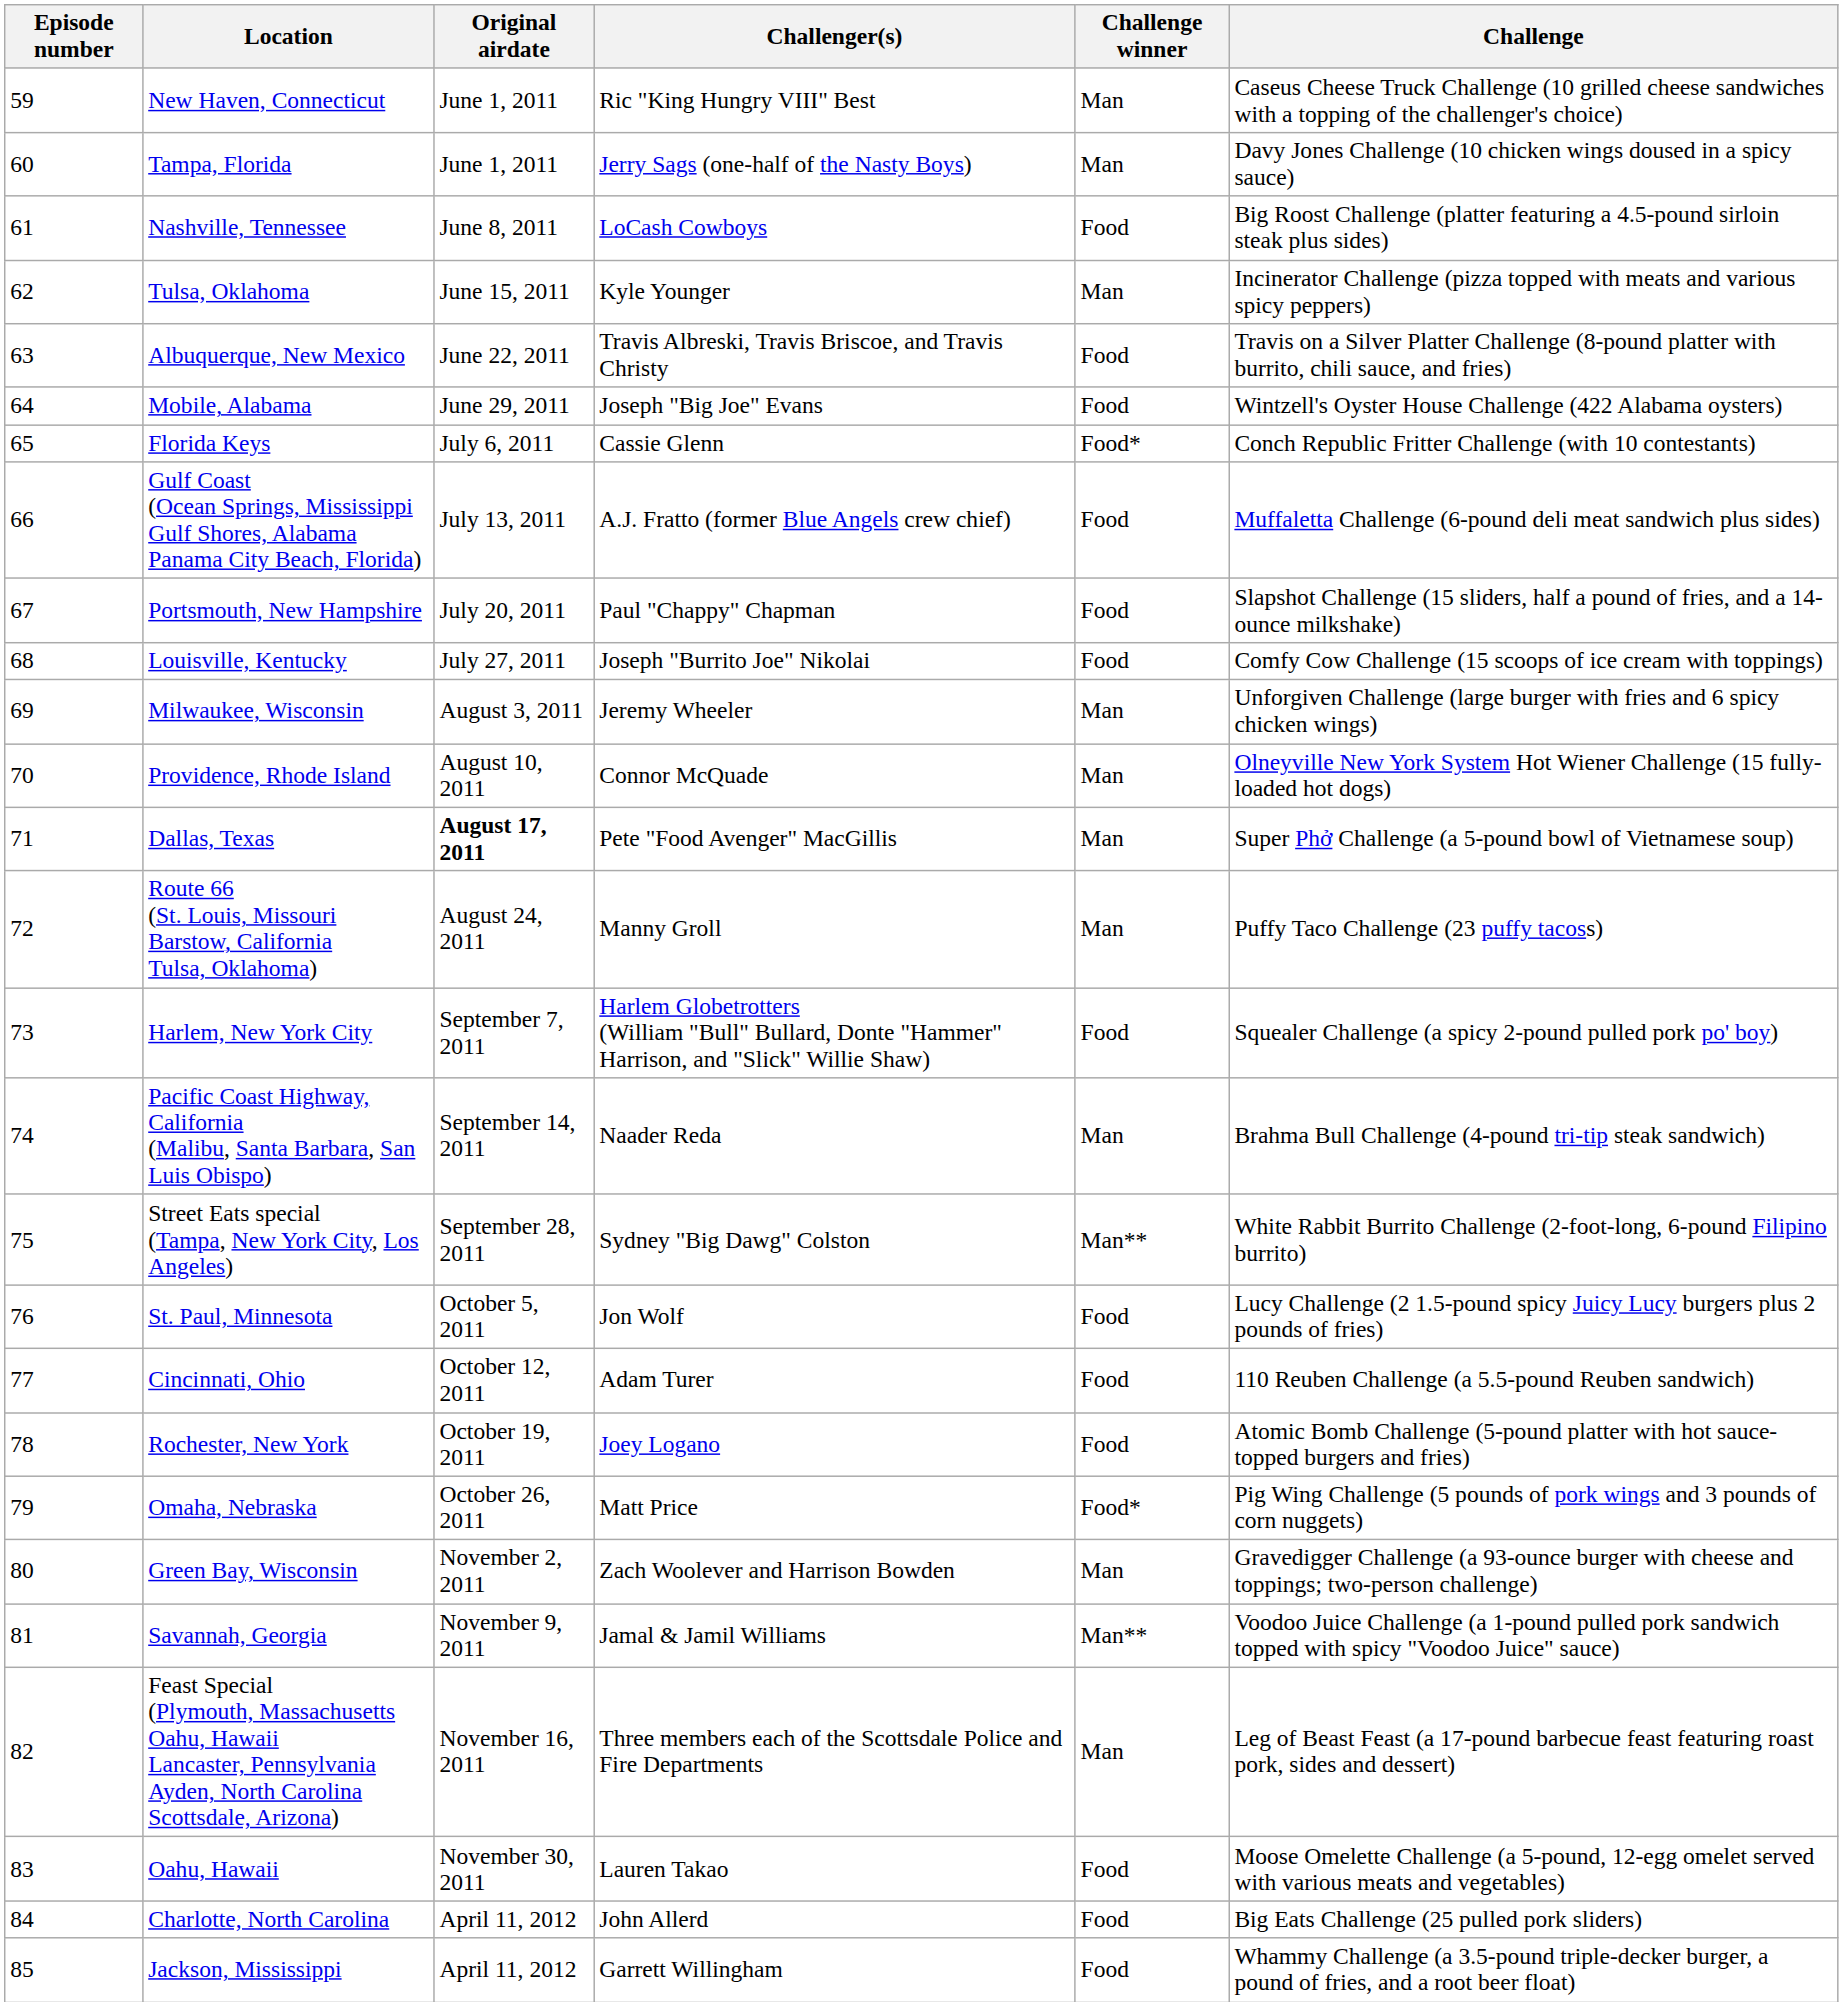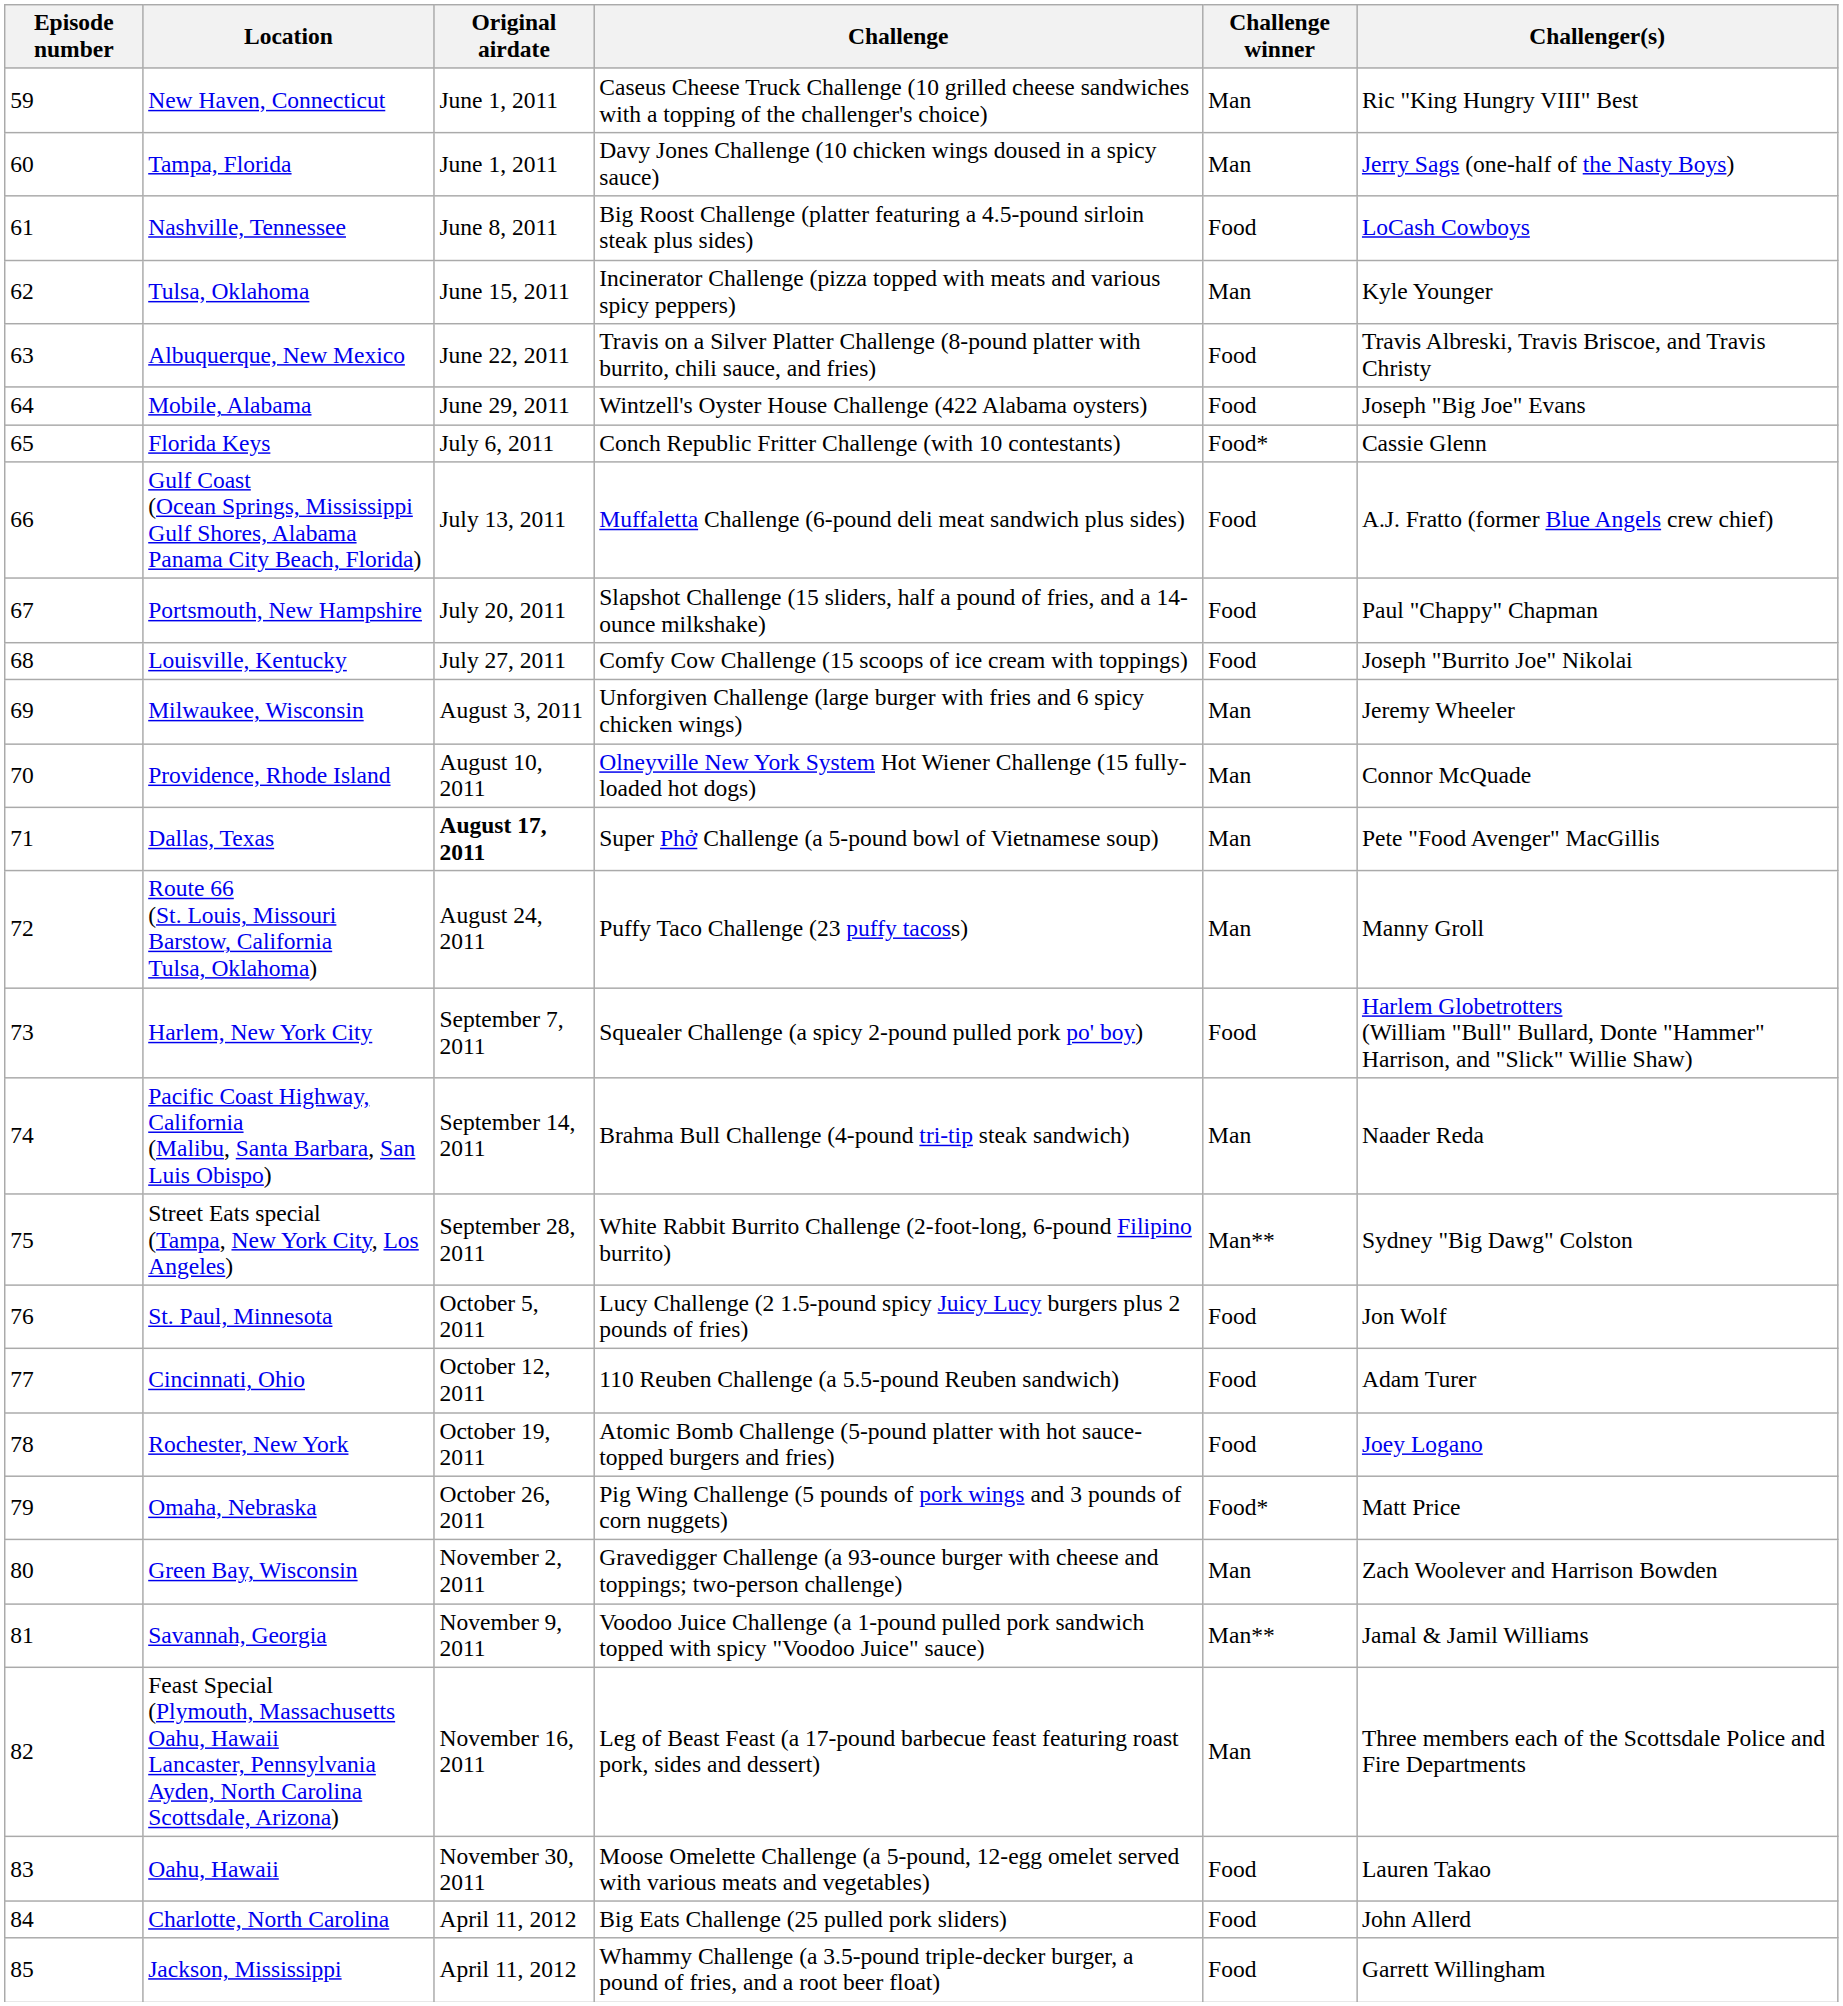columns swapped: (834, 36) <-> (1533, 36)
